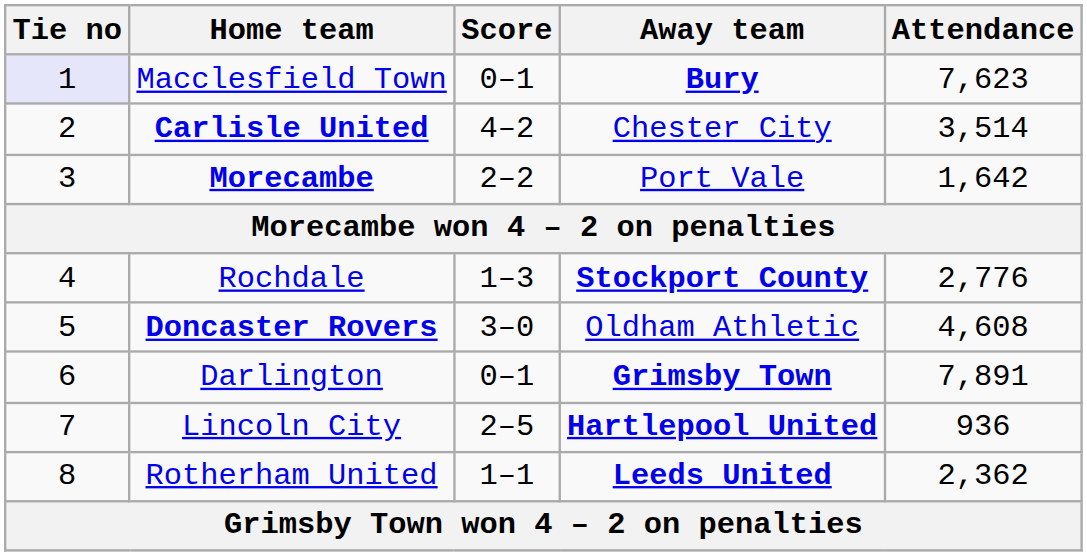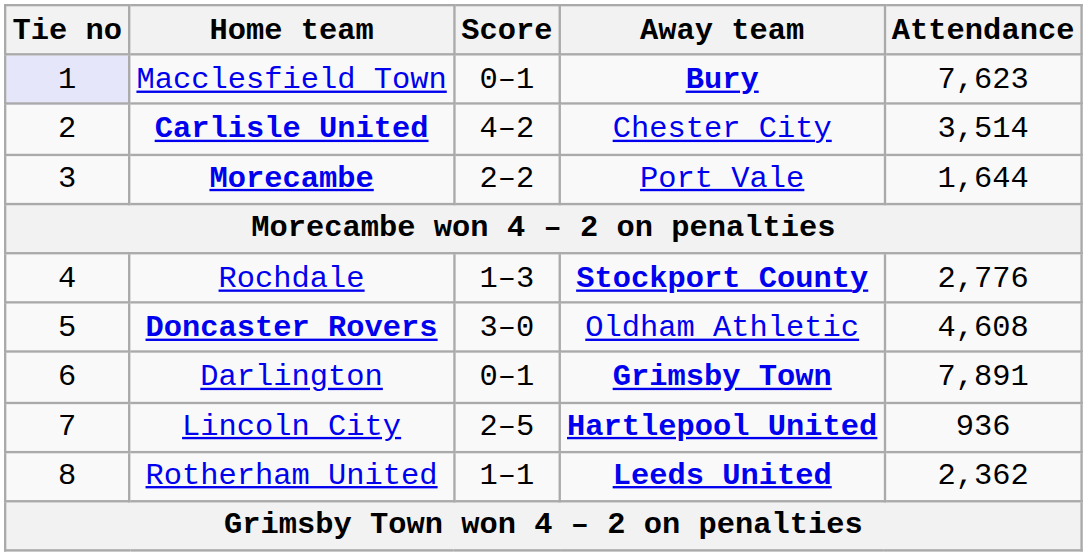(983, 179) 1,642 -> (983, 179) 1,644
